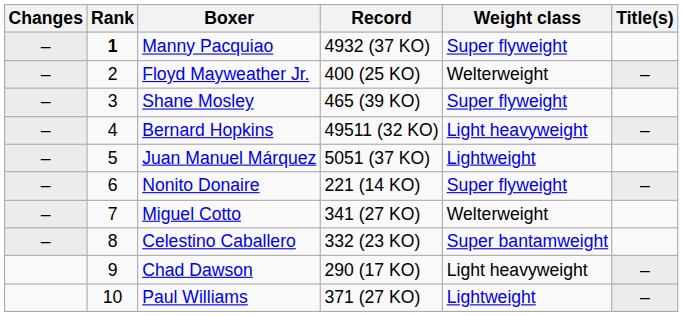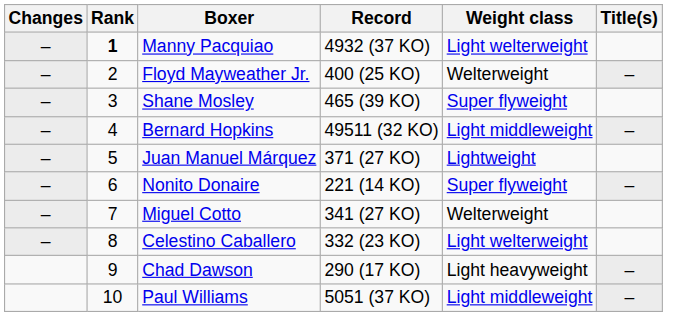(507, 46) Super flyweight -> (517, 46) Light welterweight
(517, 130) Light heavyweight -> (520, 130) Light middleweight
(377, 158) 5051 (37 KO) -> (372, 158) 371 (27 KO)
(527, 241) Super bantamweight -> (517, 241) Light welterweight
(372, 297) 371 (27 KO) -> (377, 297) 5051 (37 KO)
(491, 297) Lightweight -> (520, 297) Light middleweight
